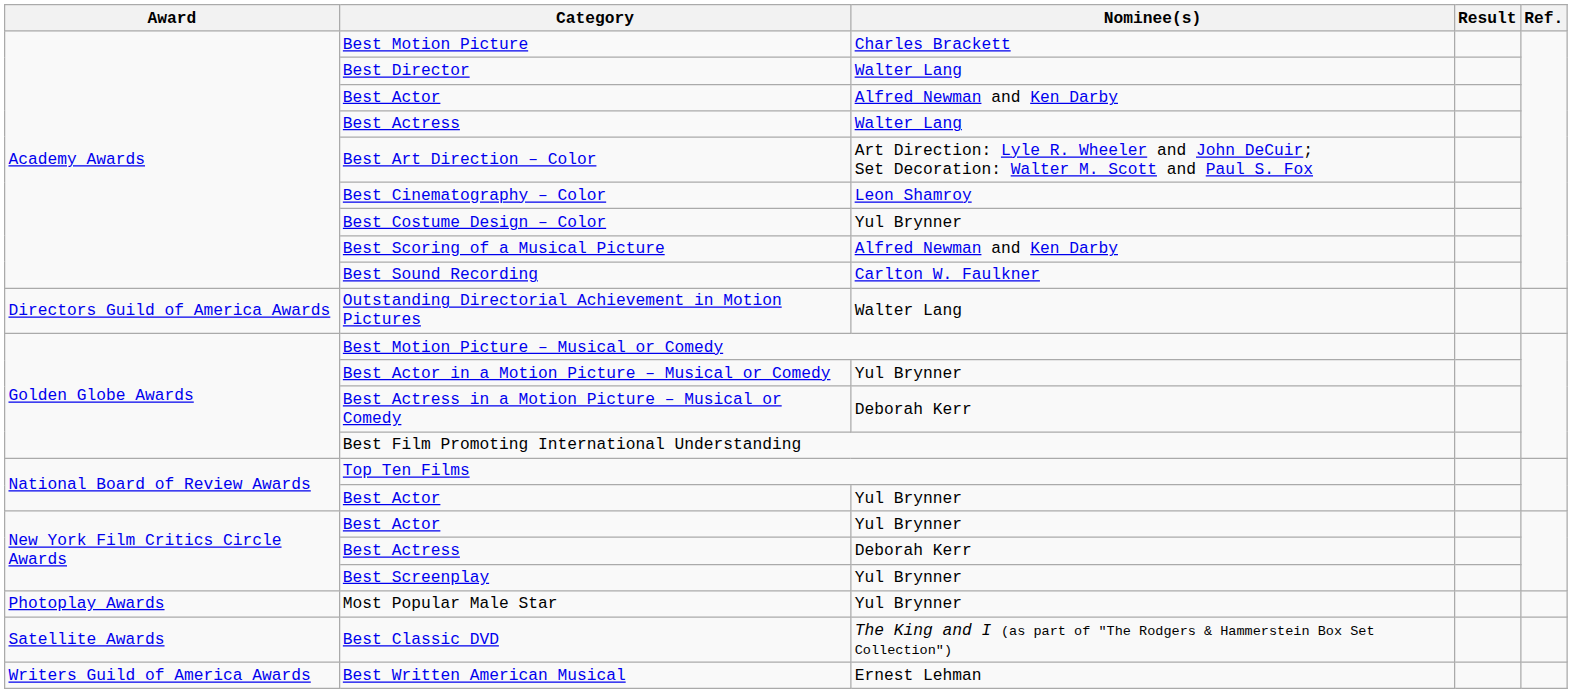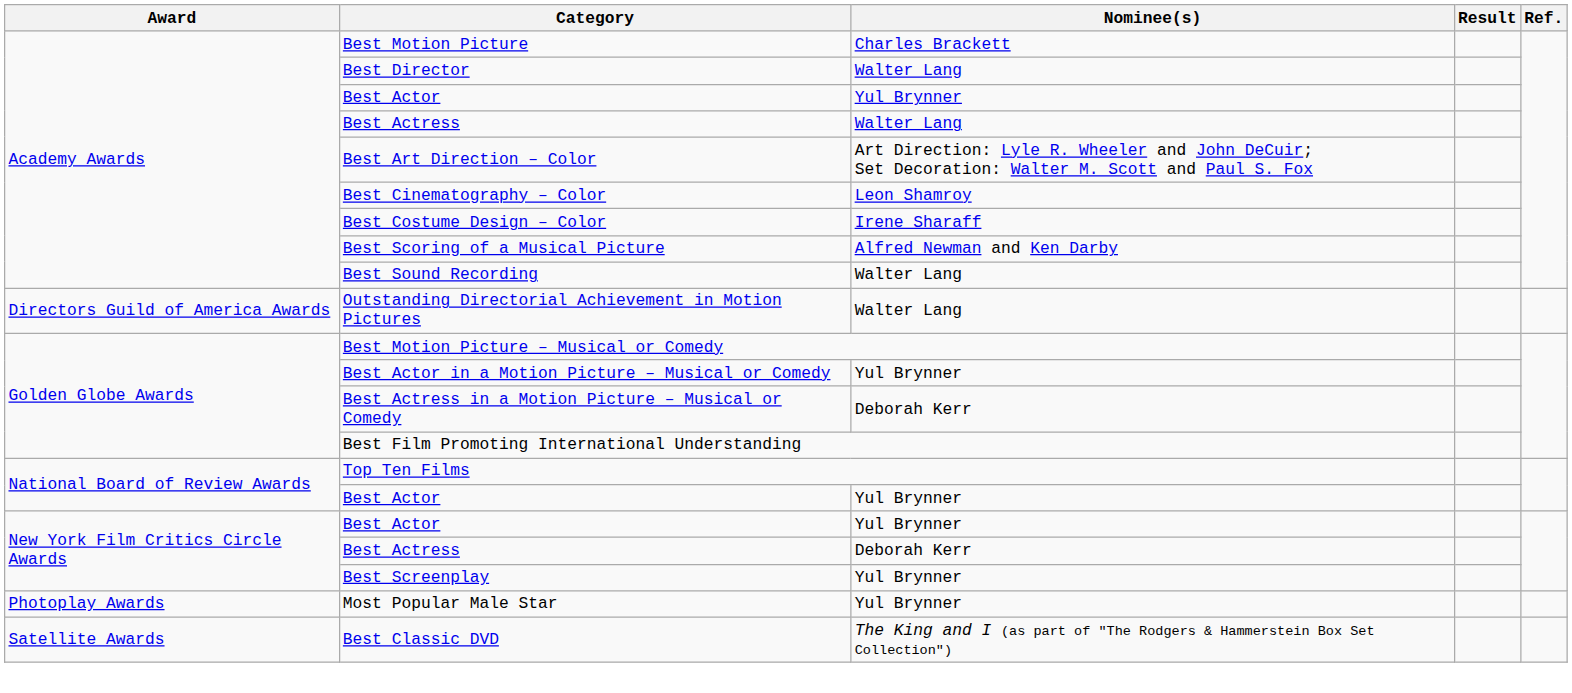(986, 97) Alfred Newman and Ken Darby -> (908, 97) Yul Brynner
(908, 222) Yul Brynner -> (918, 222) Irene Sharaff
(947, 275) Carlton W. Faulkner -> (908, 275) Walter Lang
- row: (160, 676)
